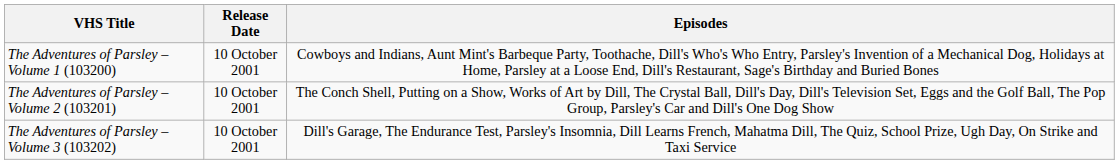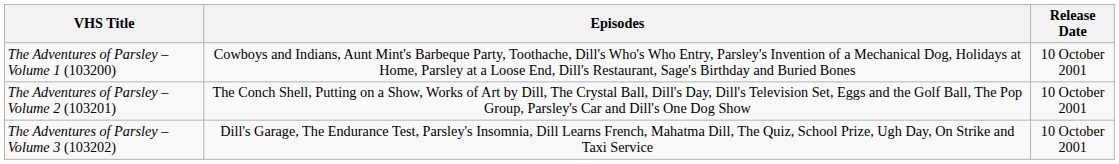columns swapped: (245, 23) <-> (701, 23)
